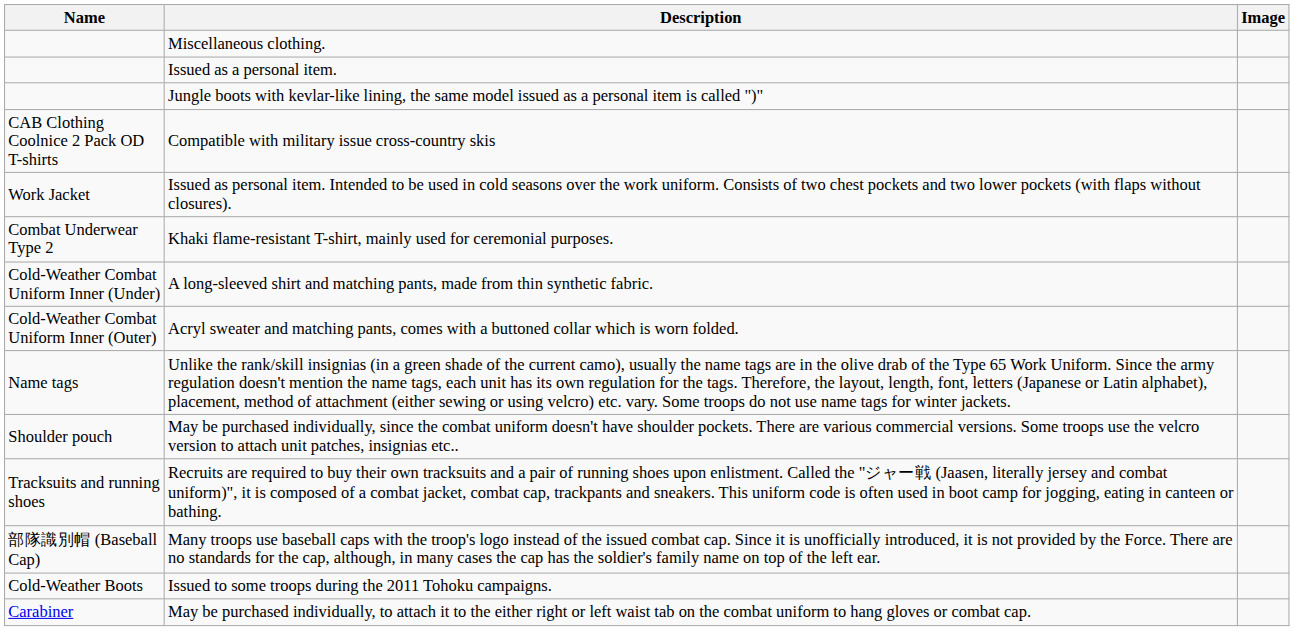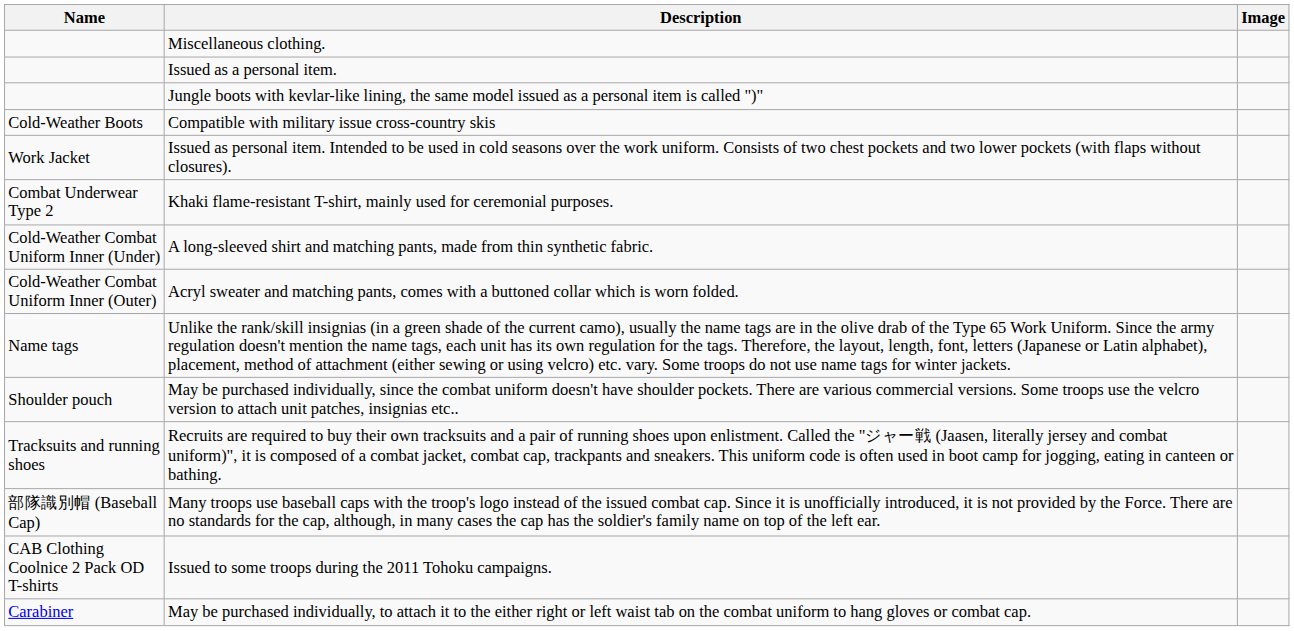(76, 140) CAB Clothing Coolnice 2 Pack OD T-shirts -> (76, 122) Cold-Weather Boots
(76, 585) Cold-Weather Boots -> (76, 567) CAB Clothing Coolnice 2 Pack OD T-shirts
